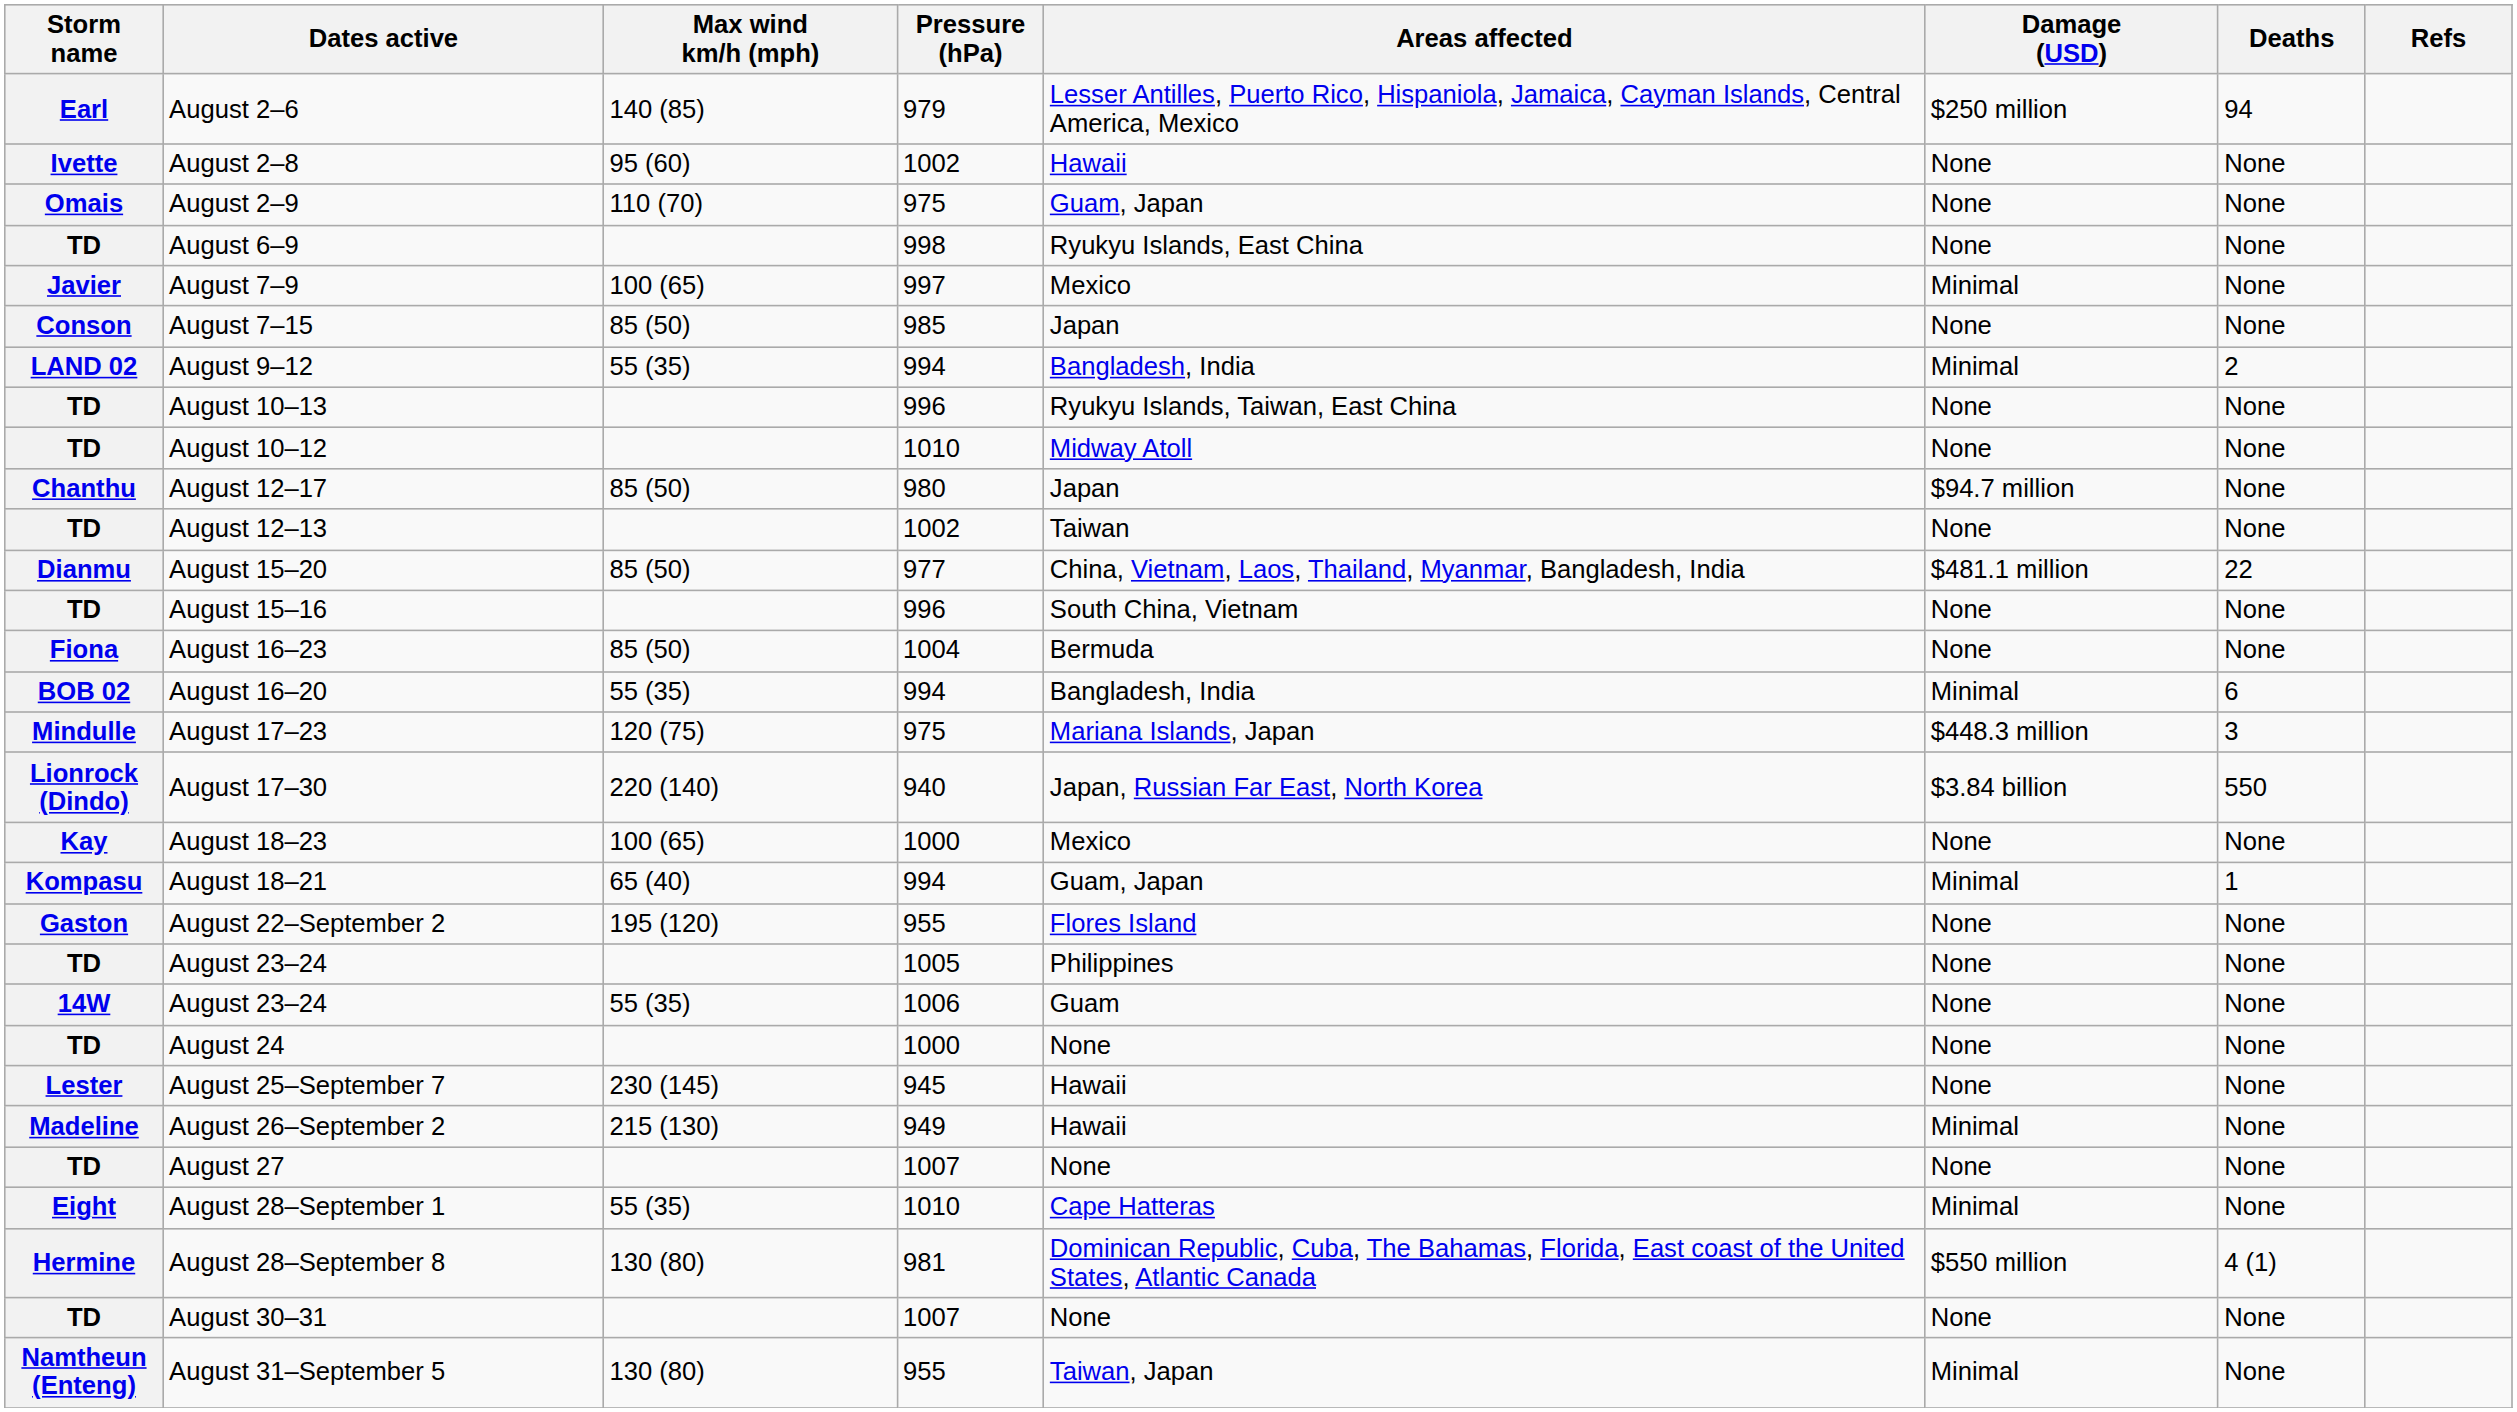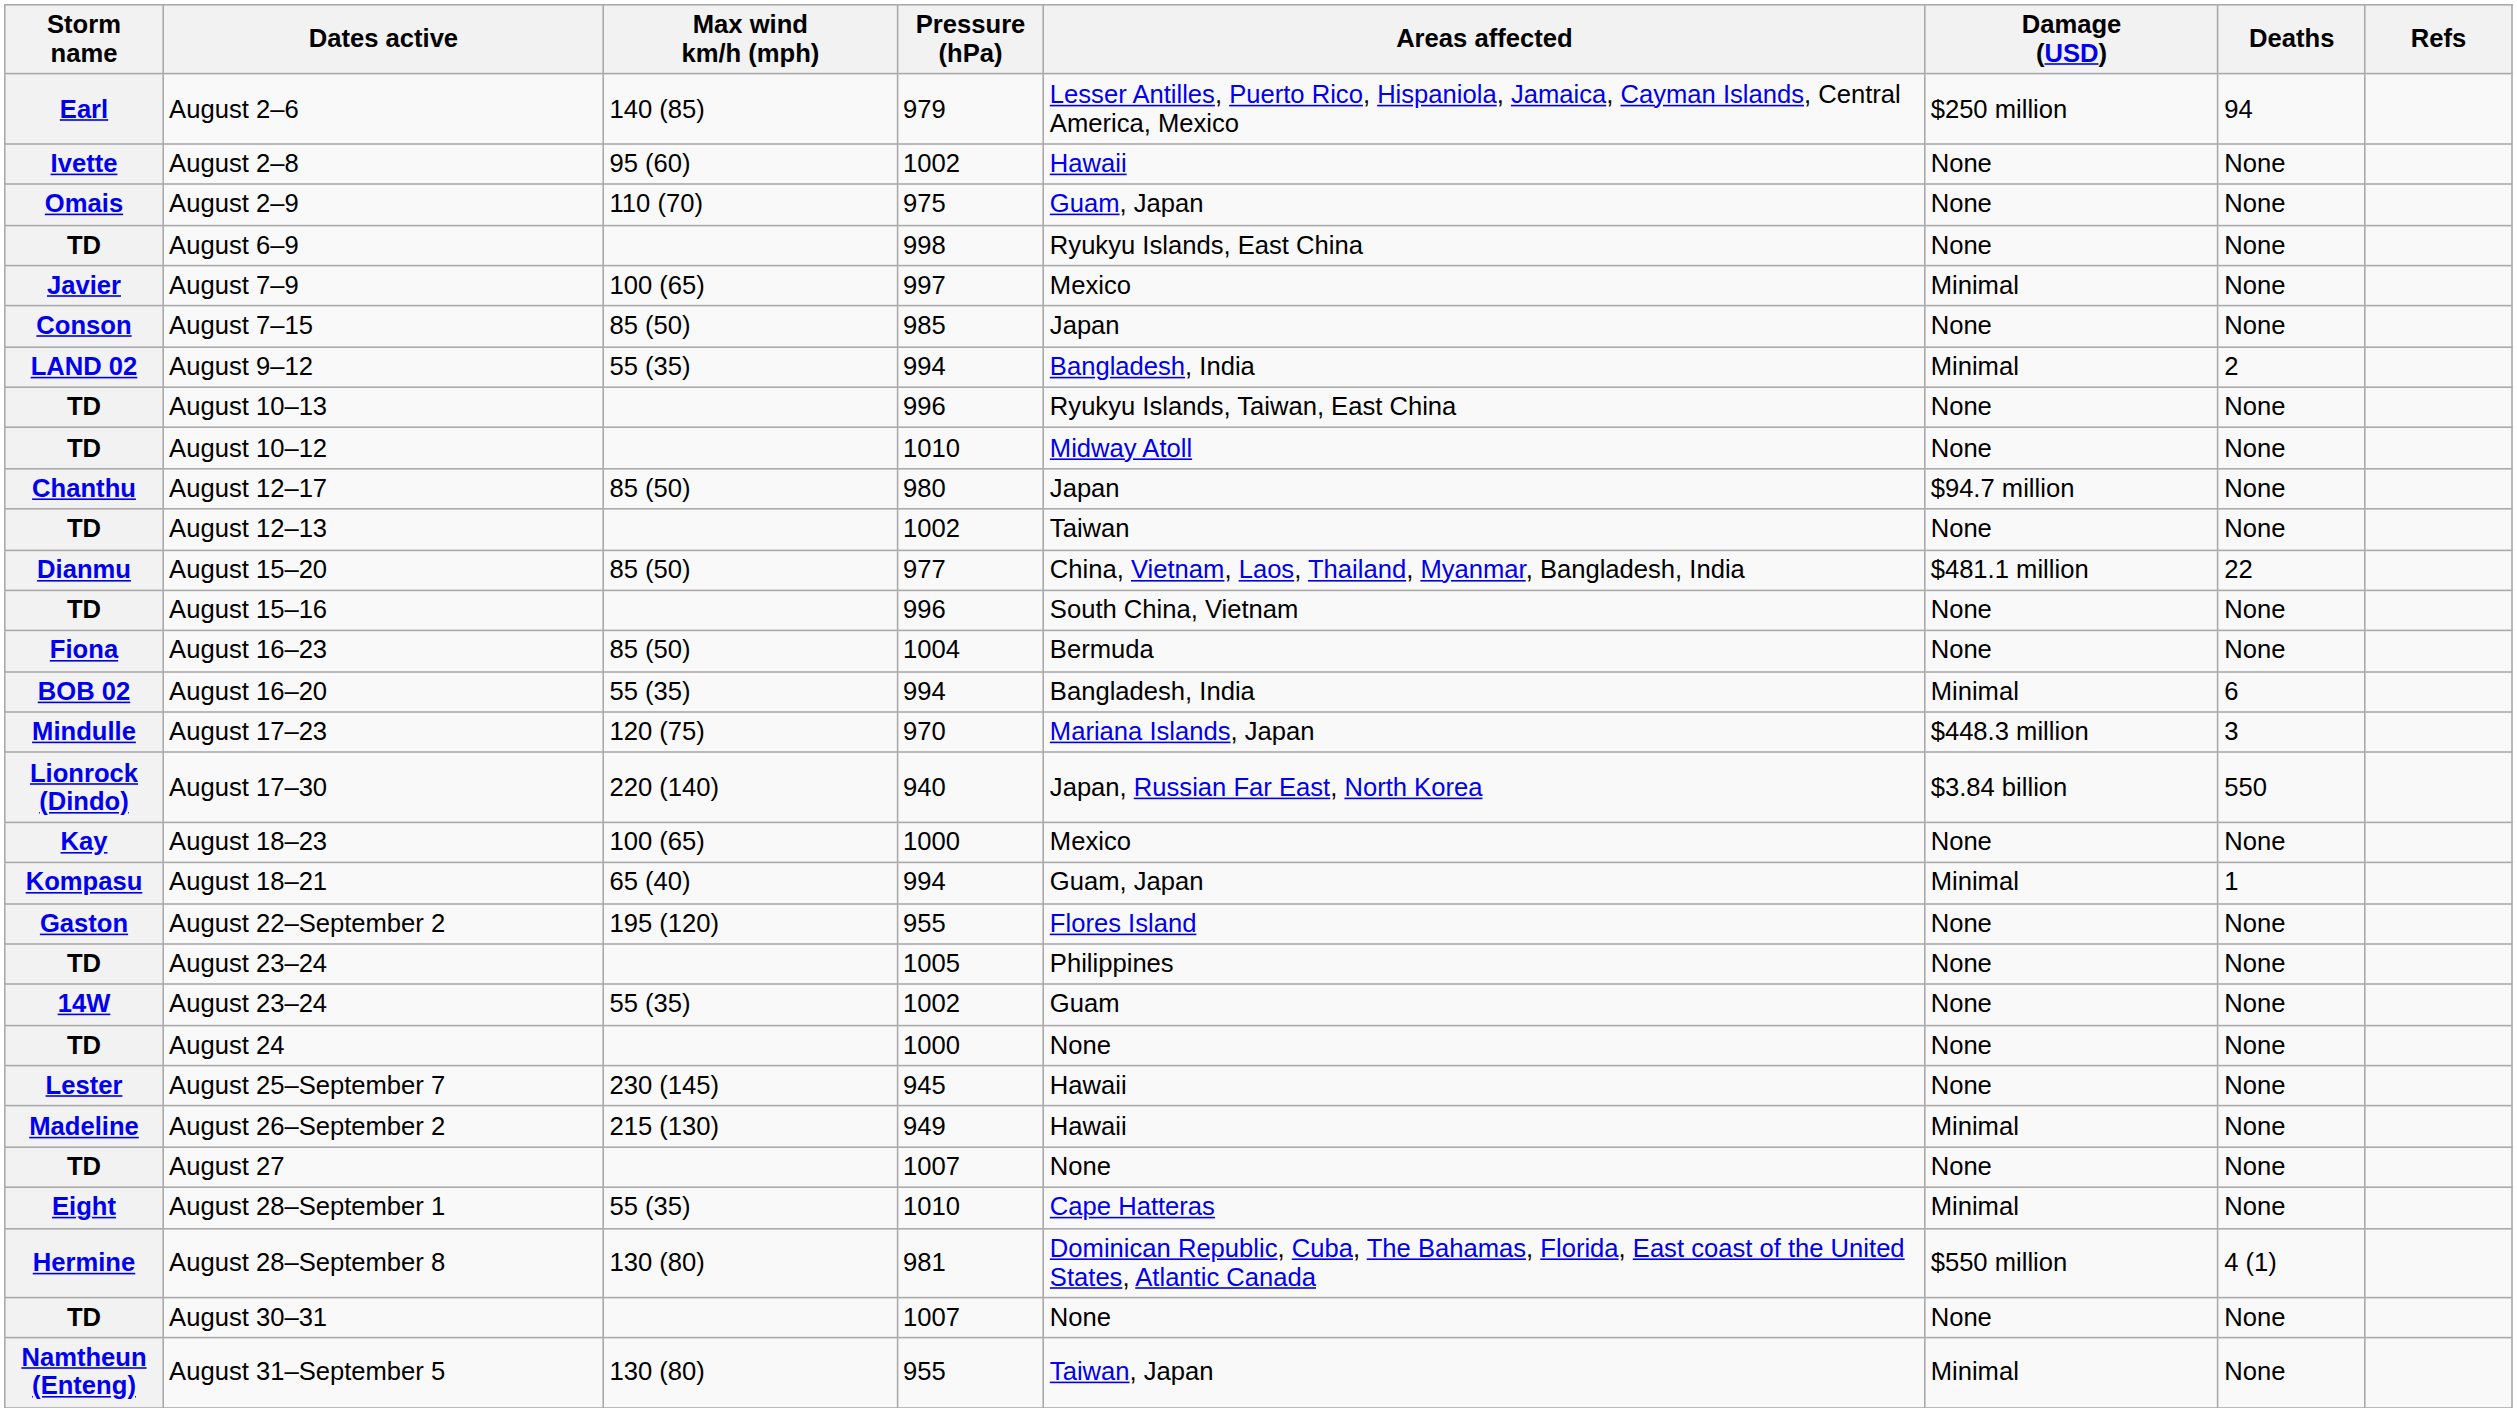(924, 732) 975 -> (924, 732) 970
(932, 1004) 1006 -> (932, 1004) 1002
